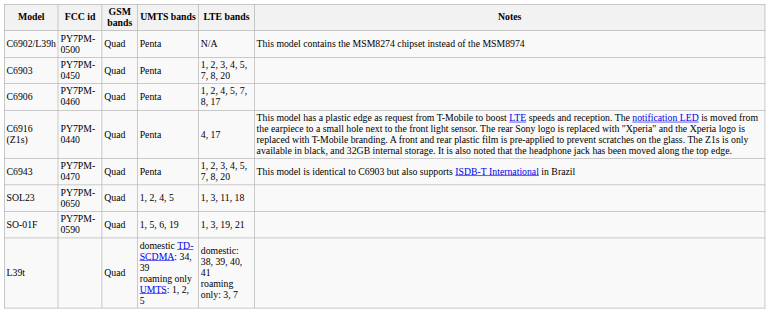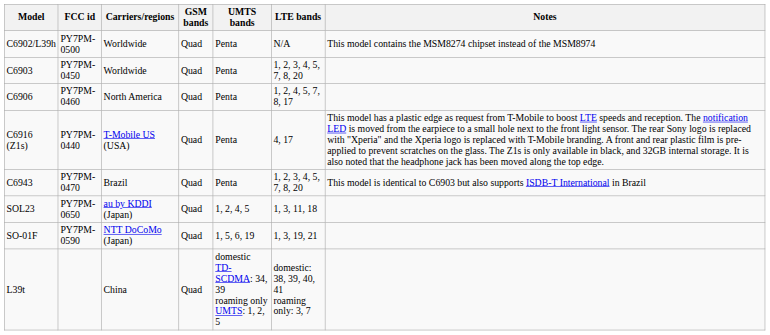+ column: (140, 17)
